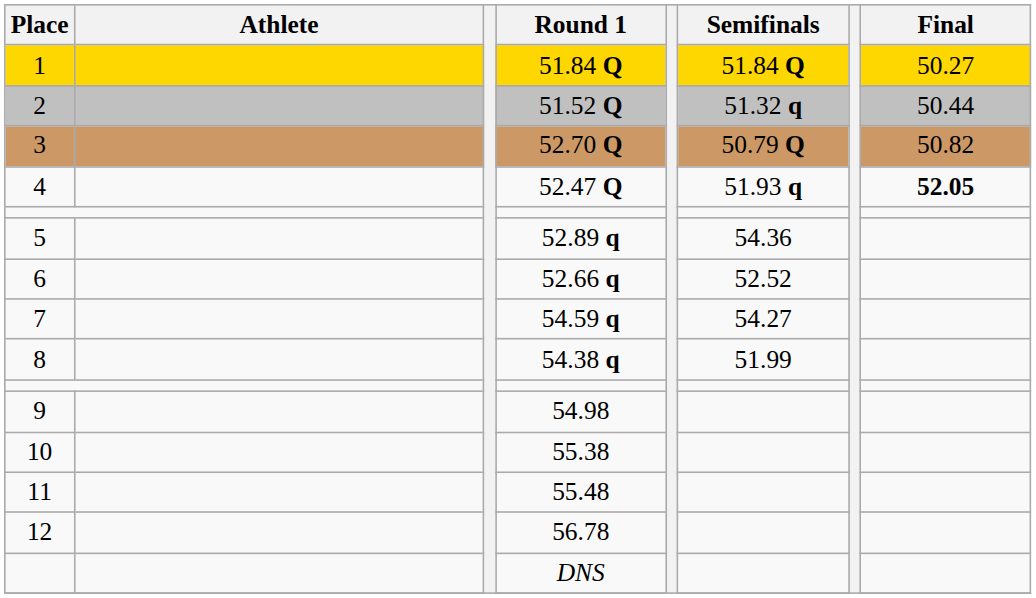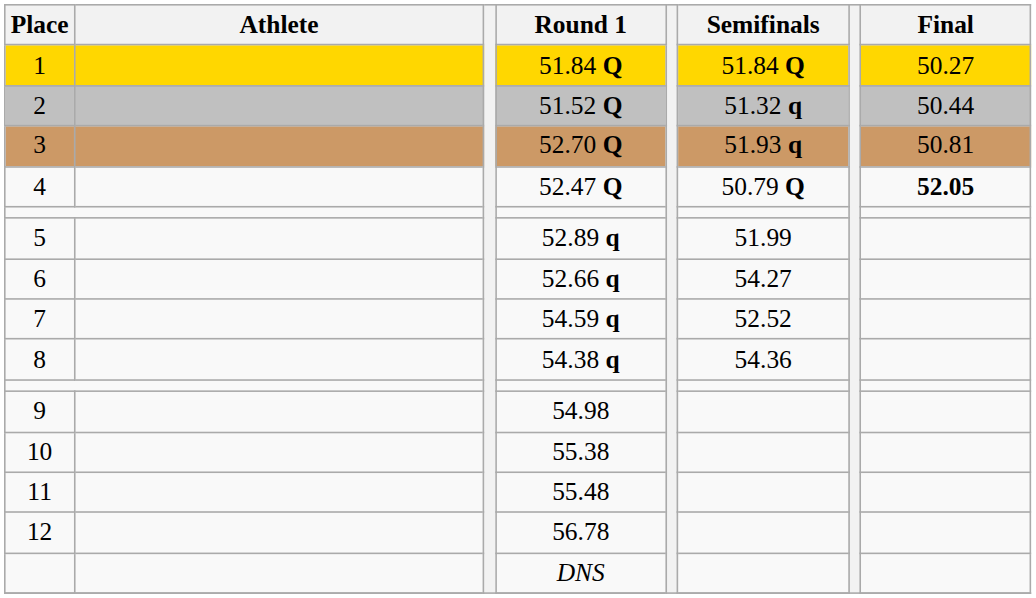(763, 145) 50.79 Q -> (763, 145) 51.93 q
(946, 145) 50.82 -> (946, 145) 50.81
(763, 186) 51.93 q -> (763, 186) 50.79 Q
(763, 238) 54.36 -> (763, 238) 51.99
(763, 278) 52.52 -> (763, 278) 54.27
(763, 318) 54.27 -> (763, 318) 52.52
(763, 359) 51.99 -> (763, 359) 54.36
